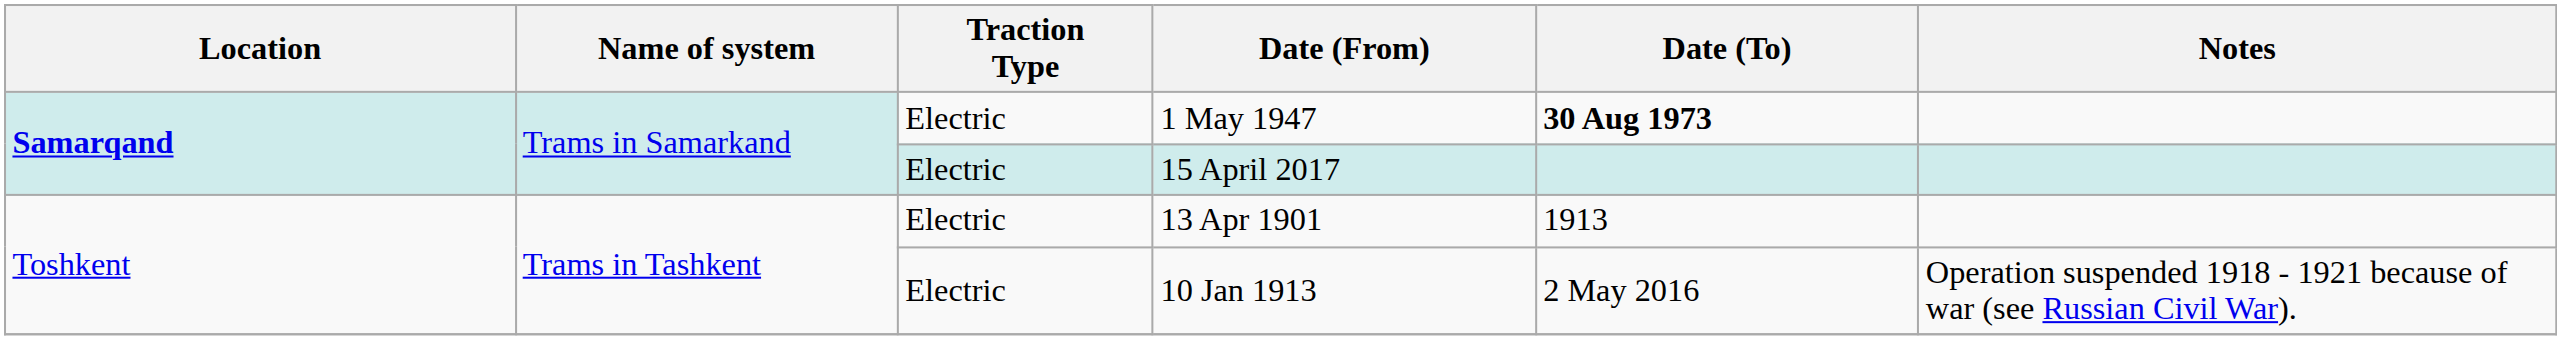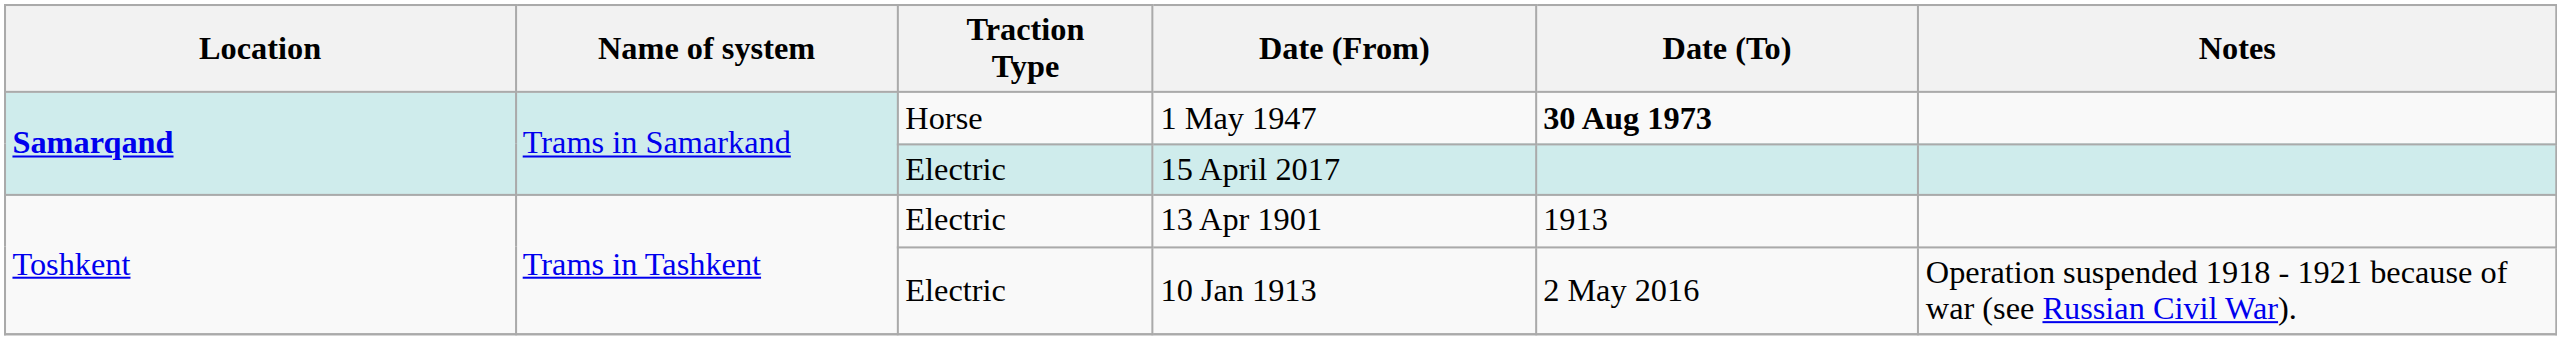(956, 117) Electric -> (944, 117) Horse
